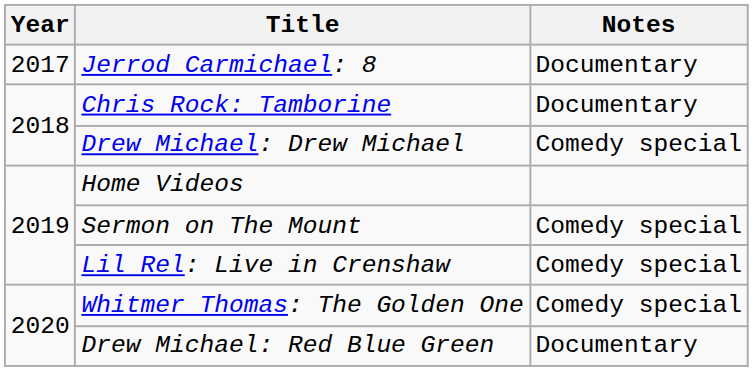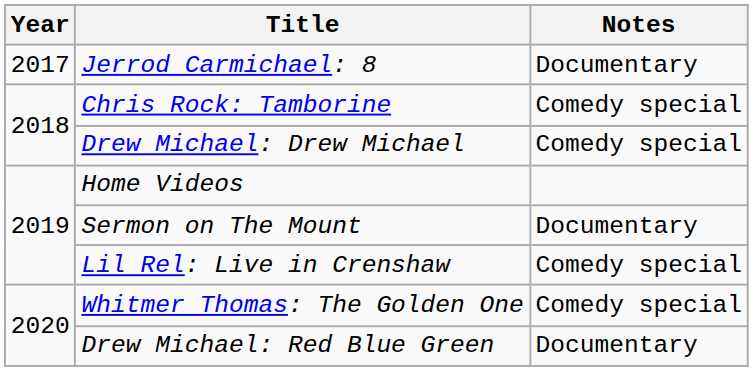(617, 105) Documentary -> (639, 105) Comedy special
(639, 225) Comedy special -> (617, 225) Documentary
